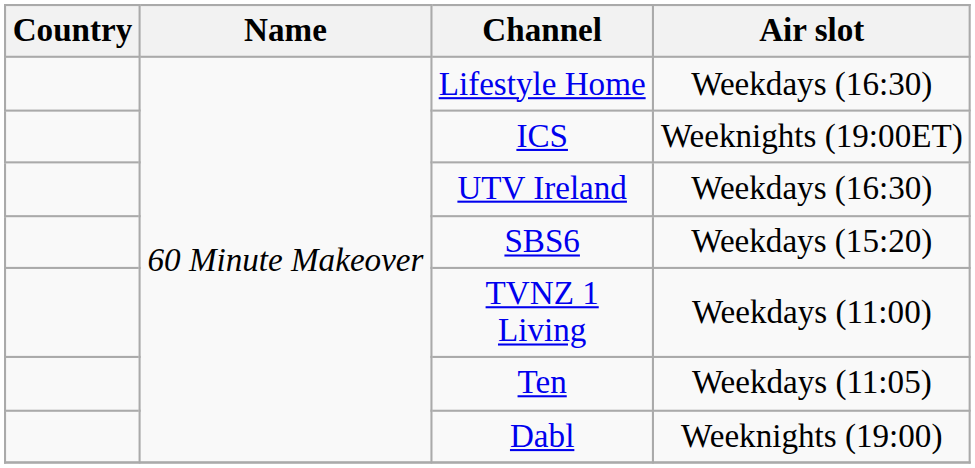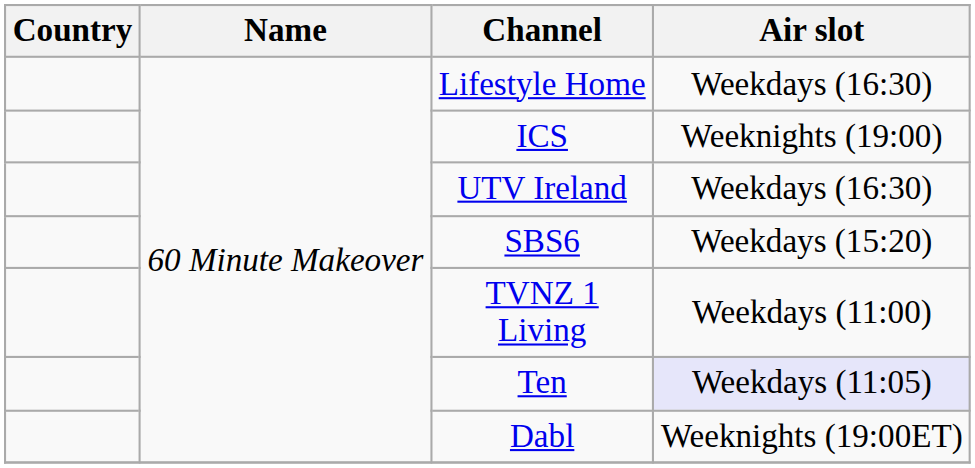(812, 135) Weeknights (19:00ET) -> (812, 135) Weeknights (19:00)
(812, 383) no background -> (812, 383) lavender background
(812, 435) Weeknights (19:00) -> (812, 435) Weeknights (19:00ET)
